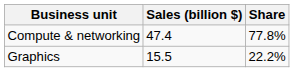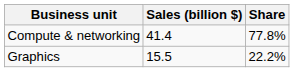(159, 35) 47.4 -> (159, 35) 41.4
